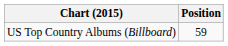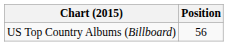(201, 31) 59 -> (201, 31) 56
